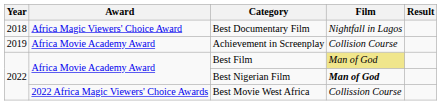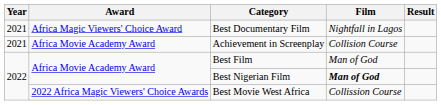(17, 28) 2018 -> (17, 28) 2021
(17, 44) 2019 -> (17, 44) 2021
(353, 60) khaki background -> (353, 60) no background
